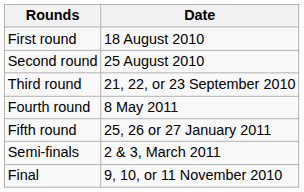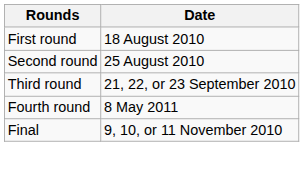- row: (42, 130)
- row: (43, 152)
